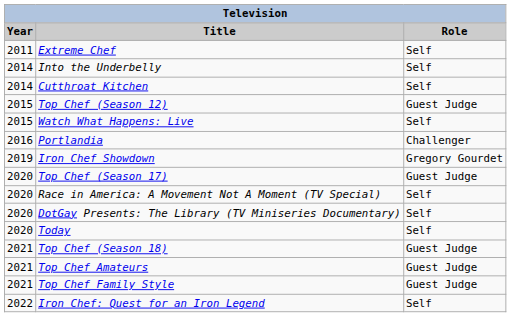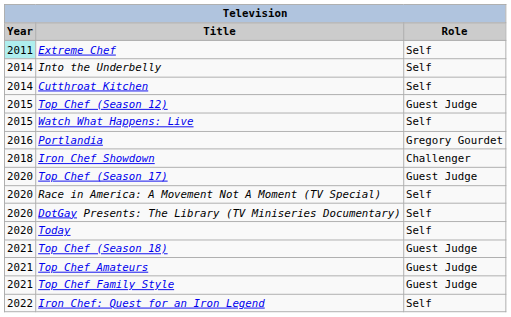(20, 49) no background -> (20, 49) paleturquoise background
(438, 140) Challenger -> (454, 140) Gregory Gourdet
(20, 158) 2019 -> (20, 158) 2018
(454, 158) Gregory Gourdet -> (438, 158) Challenger
